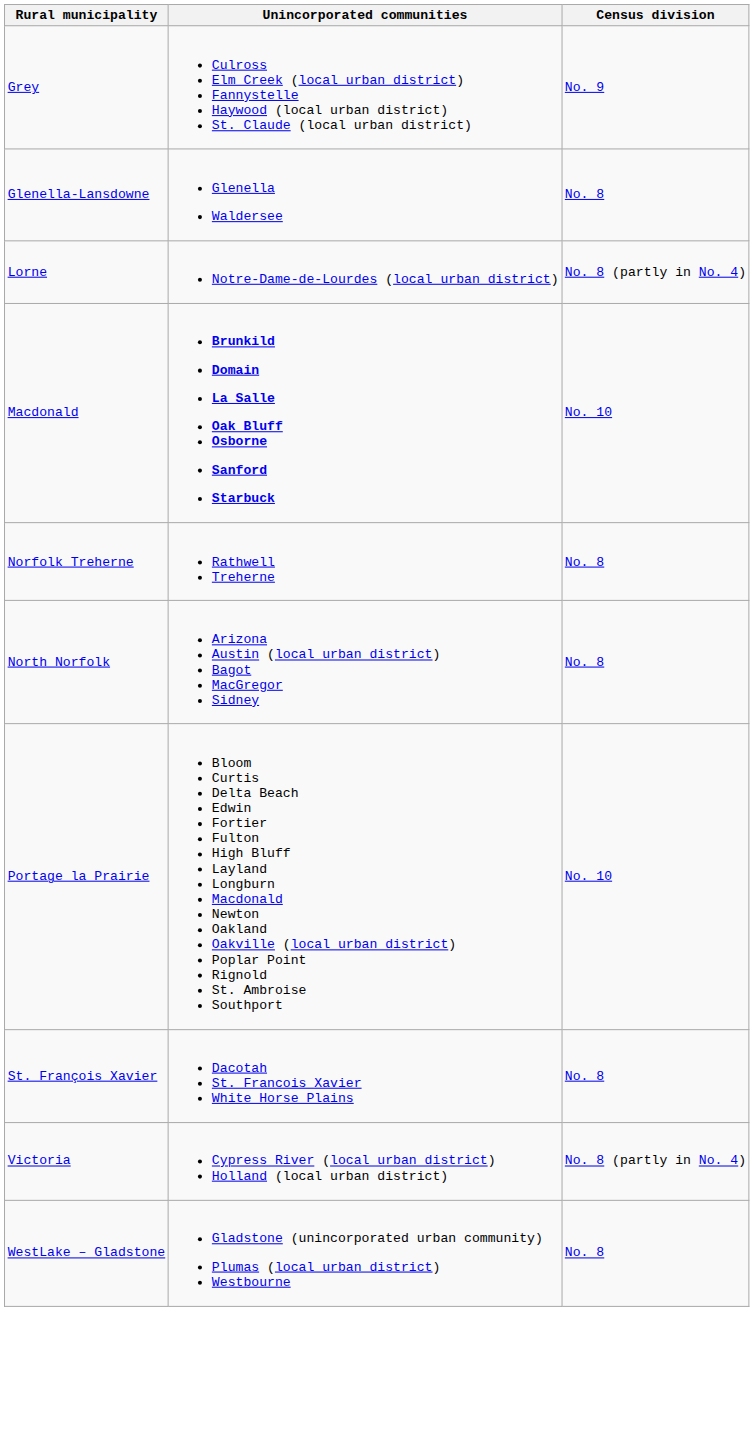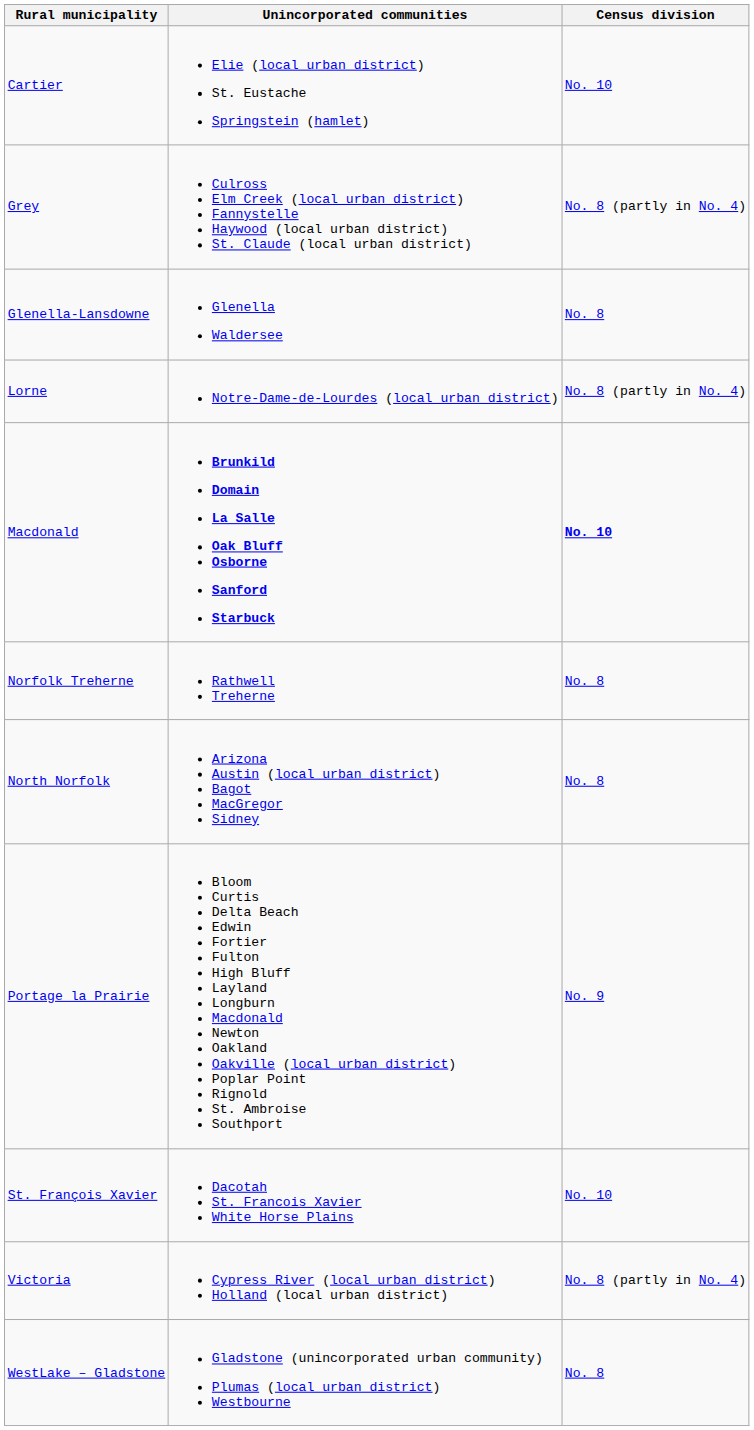+ row: (35, 86)
(585, 88) No. 9 -> (655, 207) No. 8 (partly in No. 4)
(588, 413) normal -> (588, 532) bold
(588, 877) No. 10 -> (585, 996) No. 9
(585, 1076) No. 8 -> (588, 1195) No. 10
